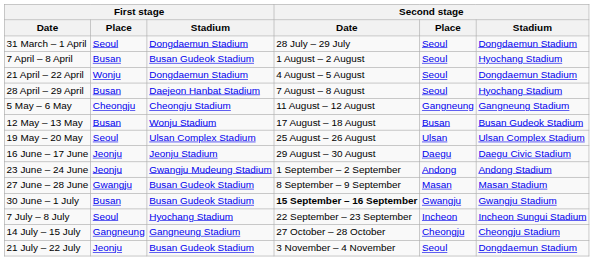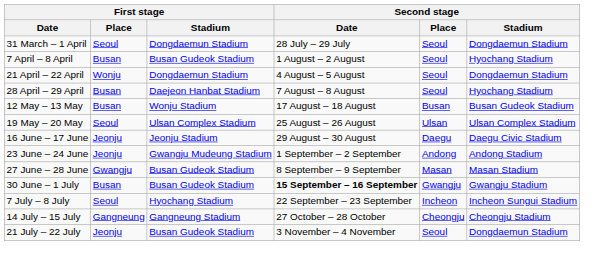- row: (39, 106)
